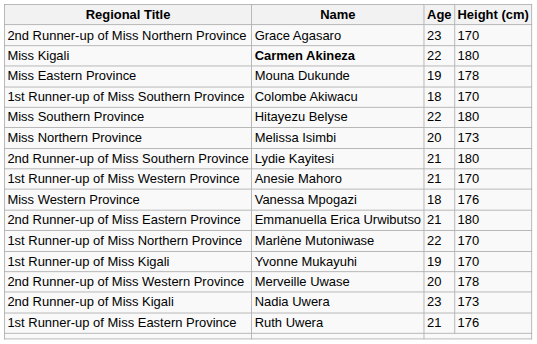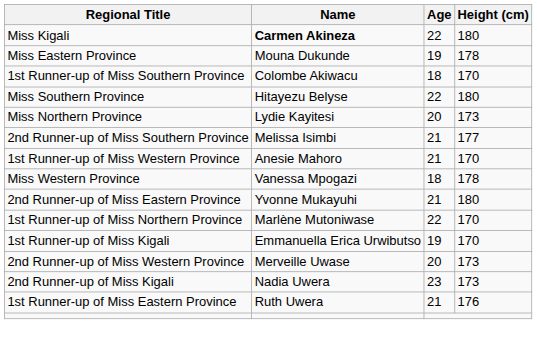- row: (127, 35)
(295, 138) Melissa Isimbi -> (294, 117) Lydie Kayitesi
(294, 158) Lydie Kayitesi -> (295, 138) Melissa Isimbi
(468, 158) 180 -> (468, 138) 177
(468, 199) 176 -> (468, 179) 178
(338, 220) Emmanuella Erica Urwibutso -> (306, 199) Yvonne Mukayuhi
(306, 261) Yvonne Mukayuhi -> (338, 240) Emmanuella Erica Urwibutso
(468, 281) 178 -> (468, 261) 173
